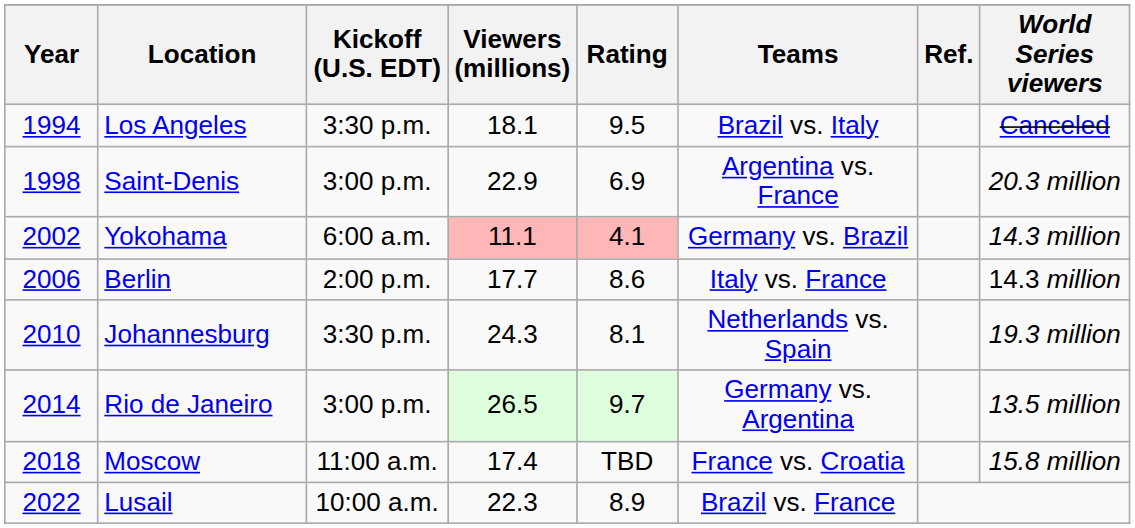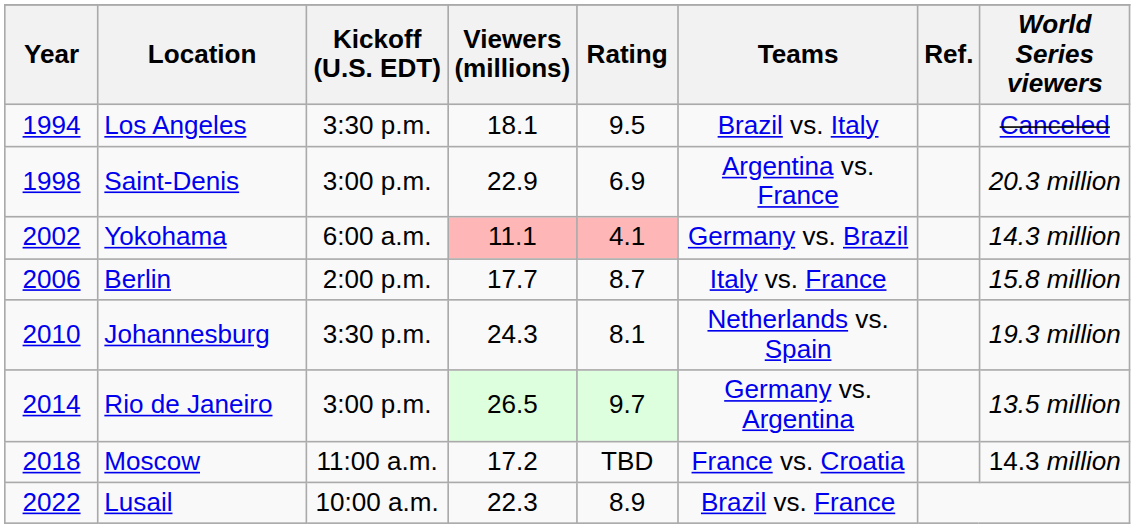(627, 278) 8.6 -> (627, 278) 8.7
(1055, 278) 14.3 million -> (1055, 278) 15.8 million
(512, 461) 17.4 -> (512, 461) 17.2
(1055, 461) 15.8 million -> (1055, 461) 14.3 million
